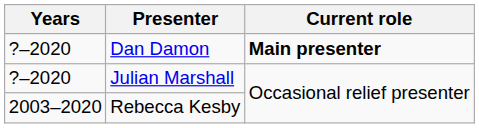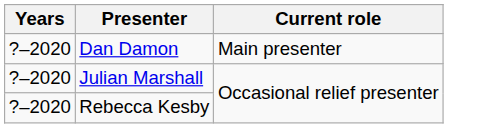(315, 48) bold -> (280, 48) normal
(55, 107) 2003–2020 -> (40, 107) ?–2020
